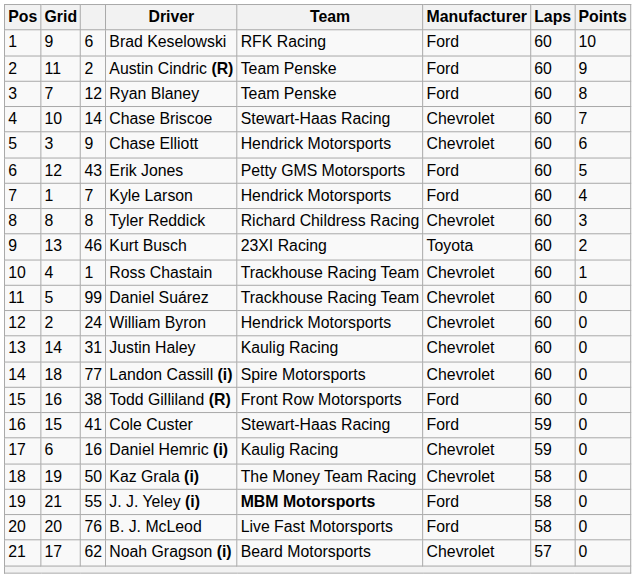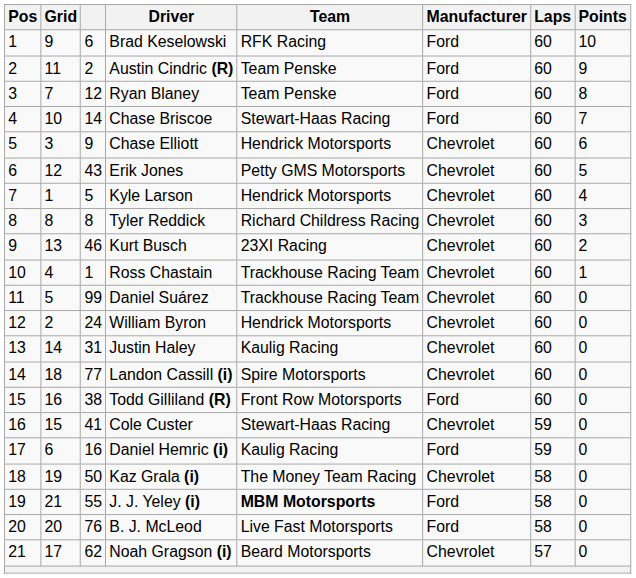(460, 118) Chevrolet -> (443, 118) Ford
(443, 169) Ford -> (460, 169) Chevrolet
(89, 195) 7 -> (89, 195) 5
(443, 195) Ford -> (460, 195) Chevrolet
(450, 246) Toyota -> (460, 246) Chevrolet
(443, 424) Ford -> (460, 424) Chevrolet
(460, 450) Chevrolet -> (443, 450) Ford
